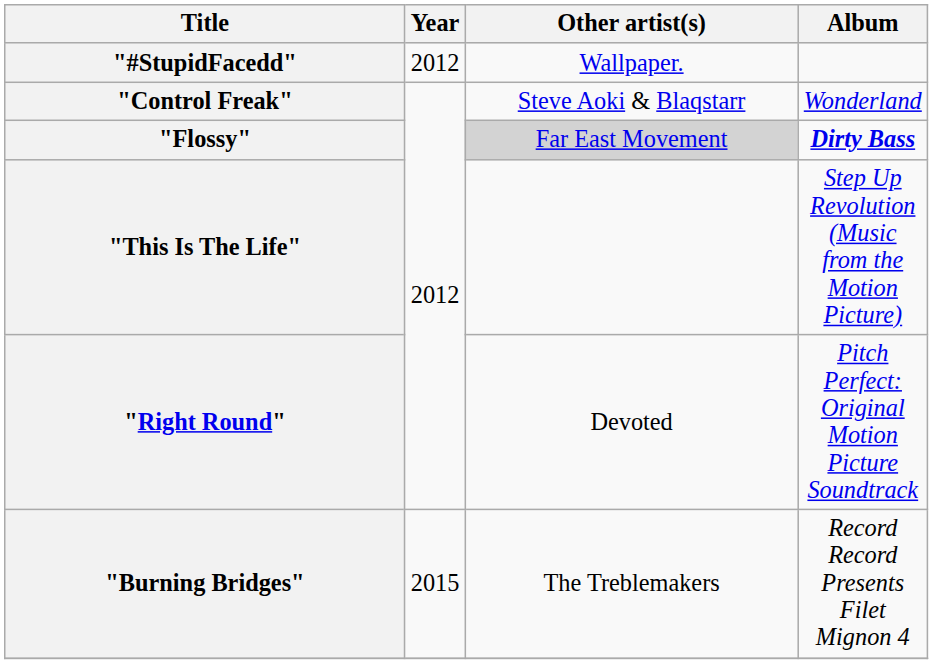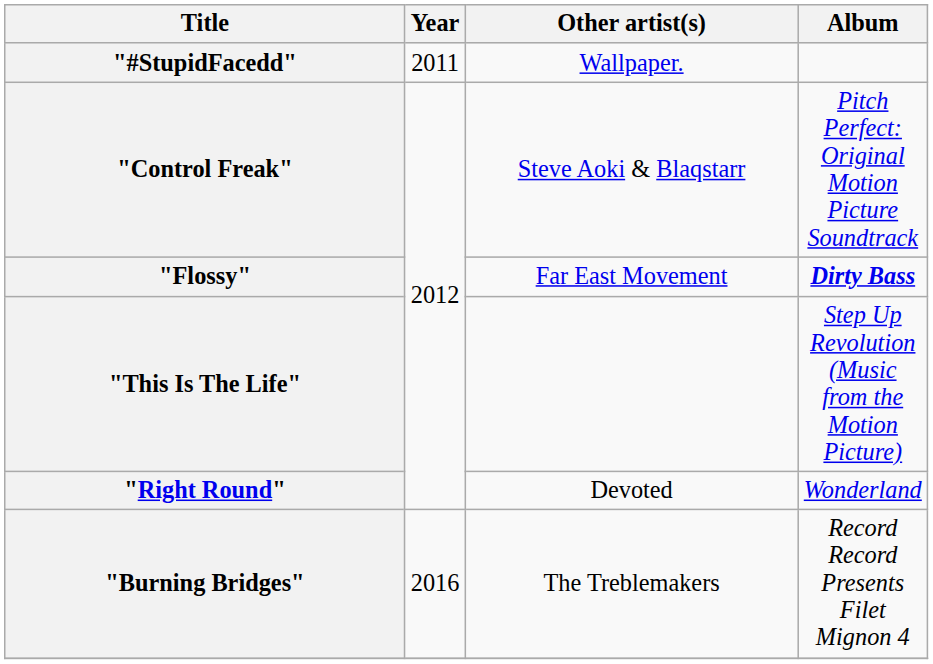(435, 62) 2012 -> (435, 62) 2011
(863, 100) Wonderland -> (863, 169) Pitch Perfect: Original Motion Picture Soundtrack
(632, 139) lightgrey background -> (632, 276) no background
(863, 421) Pitch Perfect: Original Motion Picture Soundtrack -> (863, 490) Wonderland
(435, 583) 2015 -> (435, 583) 2016
